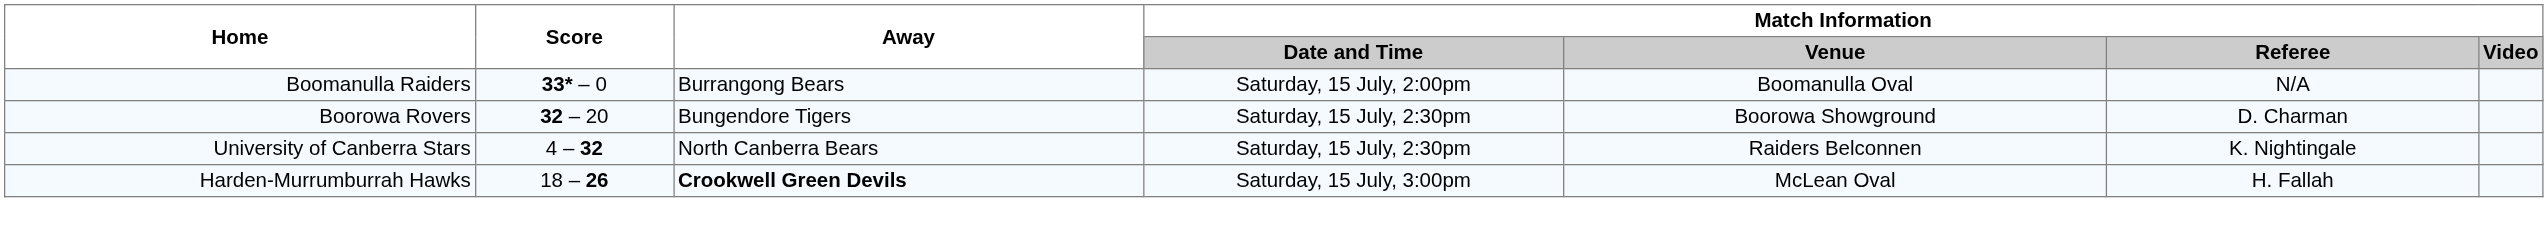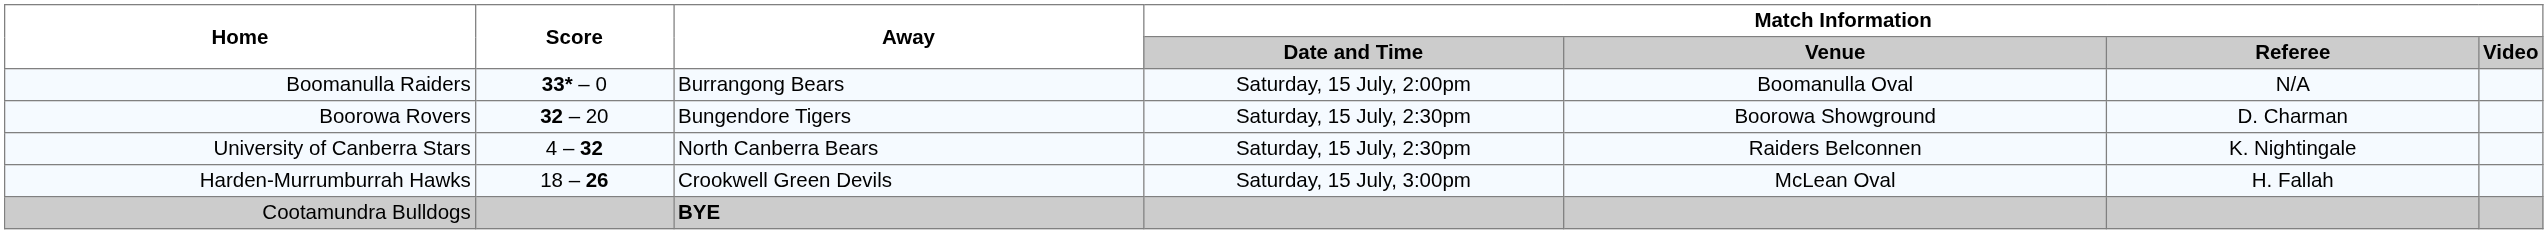(792, 180) bold -> (785, 180) normal
+ row: (367, 212)
